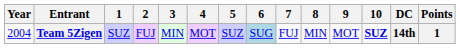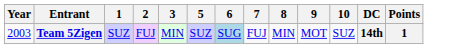- column: (203, 13)
(19, 33) 2004 -> (19, 33) 2003
(376, 33) bold -> (344, 33) normal
